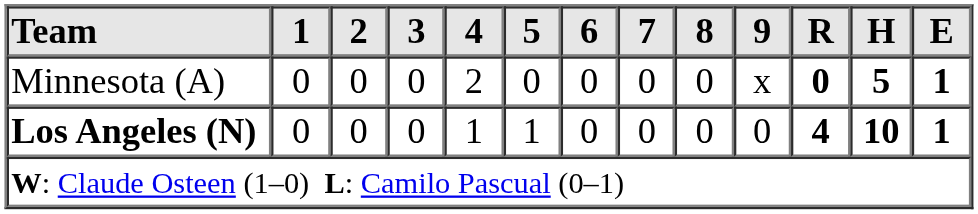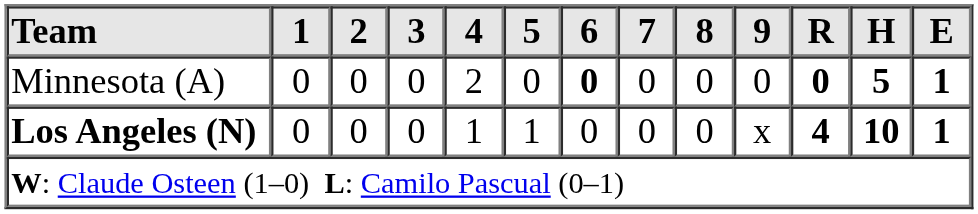(589, 80) normal -> (589, 80) bold
(762, 80) x -> (762, 80) 0
(762, 131) 0 -> (762, 131) x
